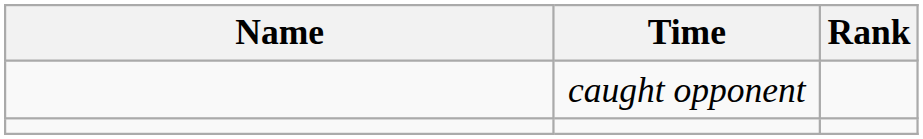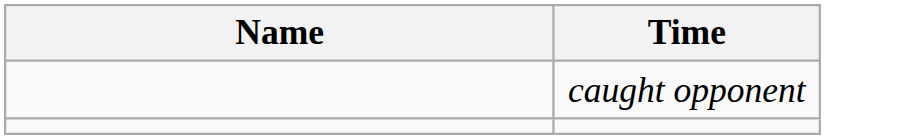- column: (869, 32)
